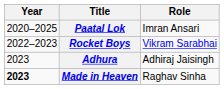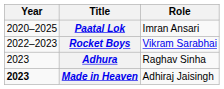(178, 60) Adhiraj Jaisingh -> (174, 60) Raghav Sinha
(174, 76) Raghav Sinha -> (178, 76) Adhiraj Jaisingh
